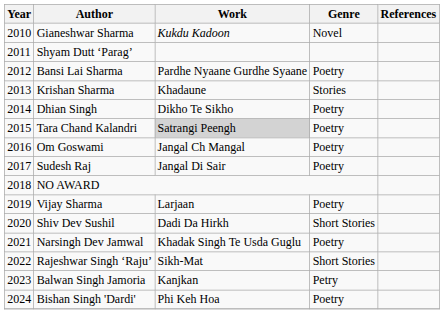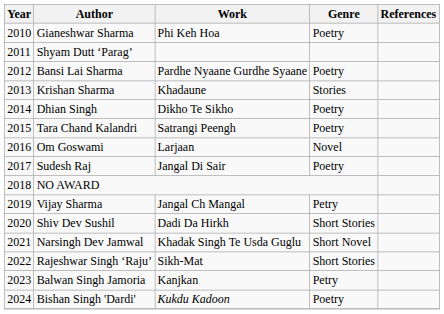(194, 33) Kukdu Kadoon -> (189, 33) Phi Keh Hoa
(327, 33) Novel -> (328, 33) Poetry
(197, 128) lightgrey background -> (197, 128) no background
(201, 147) Jangal Ch Mangal -> (176, 147) Larjaan
(328, 147) Poetry -> (327, 147) Novel
(176, 204) Larjaan -> (201, 204) Jangal Ch Mangal
(328, 204) Poetry -> (325, 204) Petry
(328, 242) Poetry -> (342, 242) Short Novel
(189, 299) Phi Keh Hoa -> (194, 299) Kukdu Kadoon
